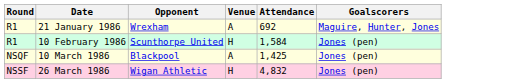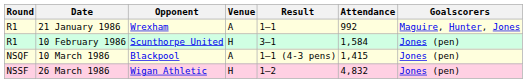+ column: (298, 12)
(268, 27) 692 -> (349, 27) 992
(273, 56) 1,425 -> (354, 56) 1,415
